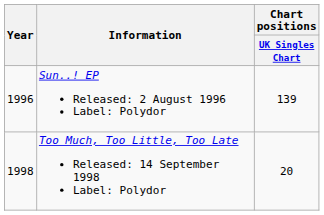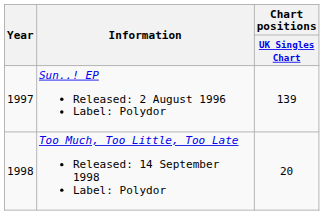(20, 99) 1996 -> (20, 99) 1997
